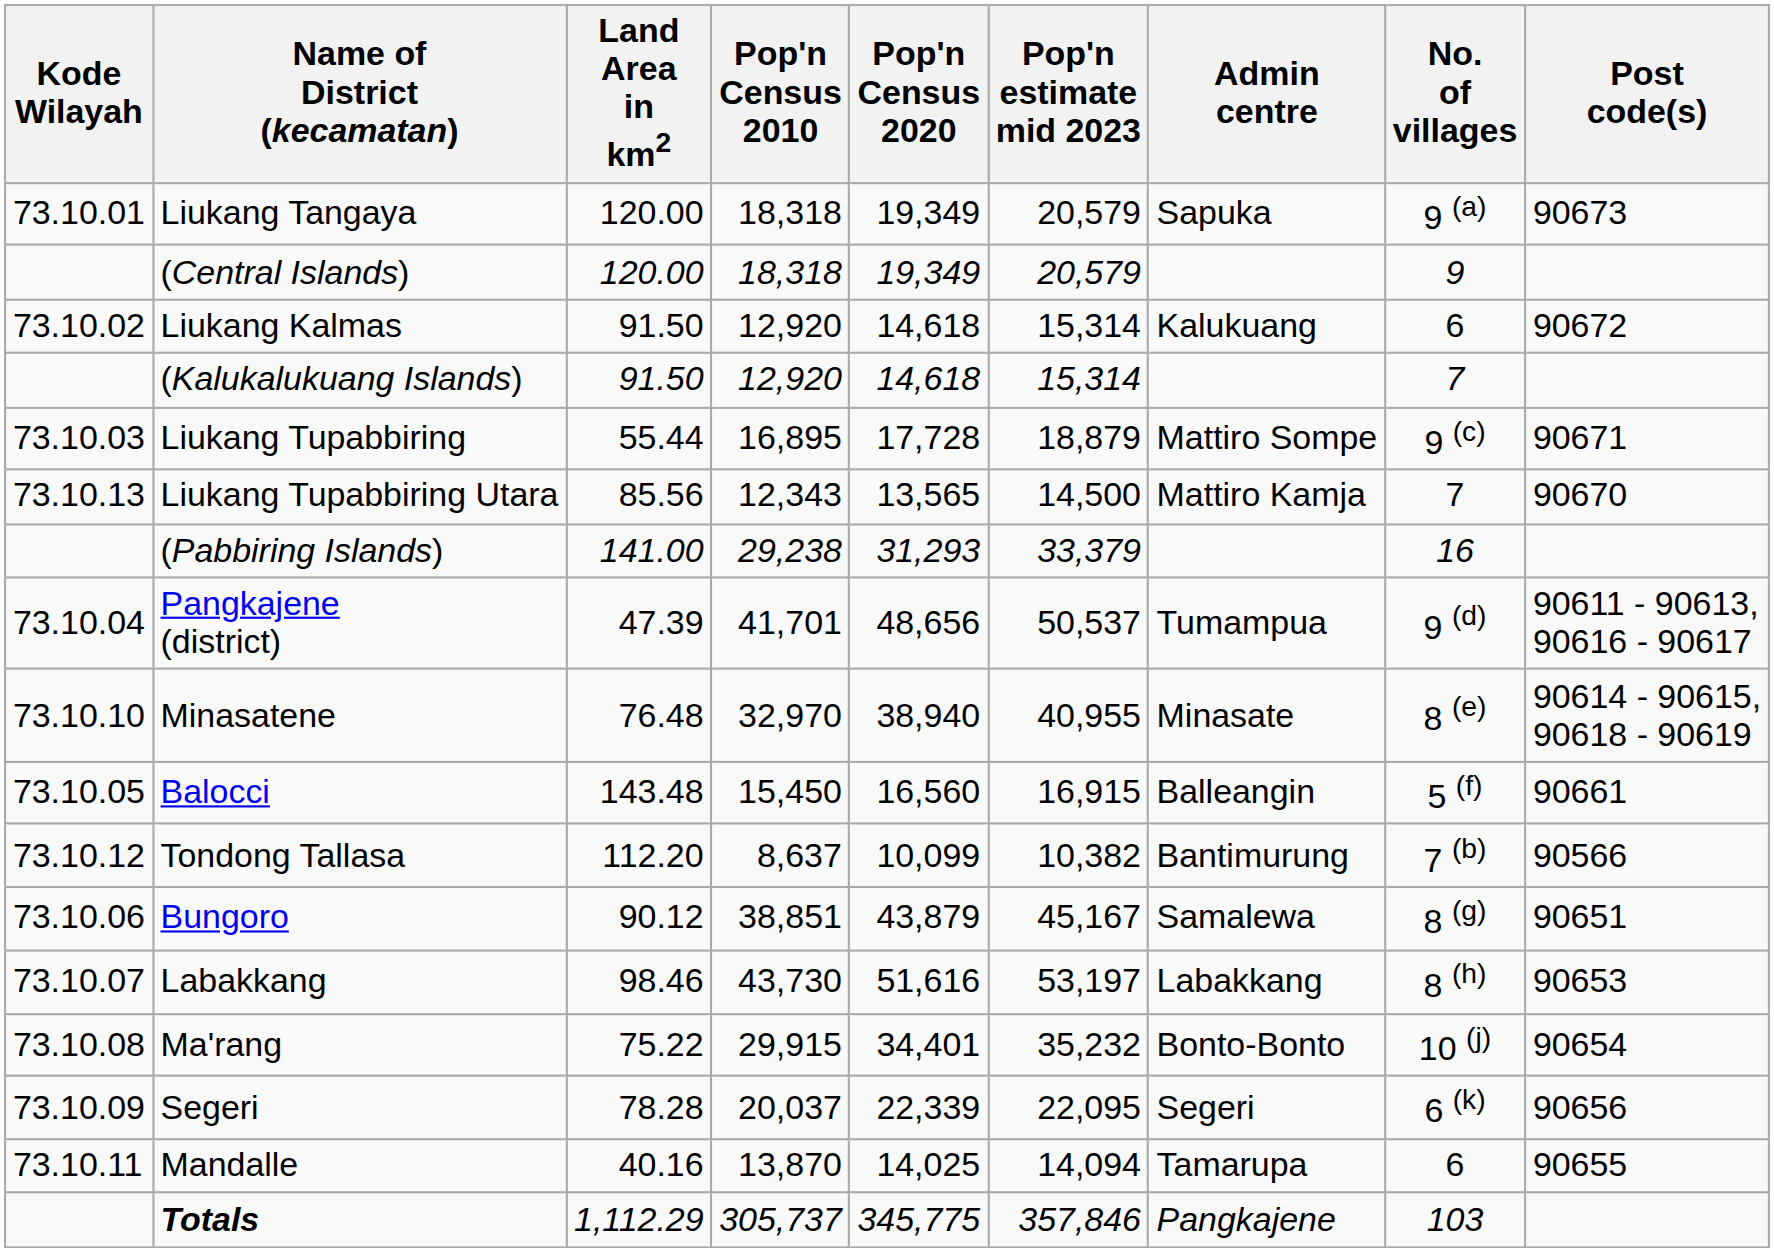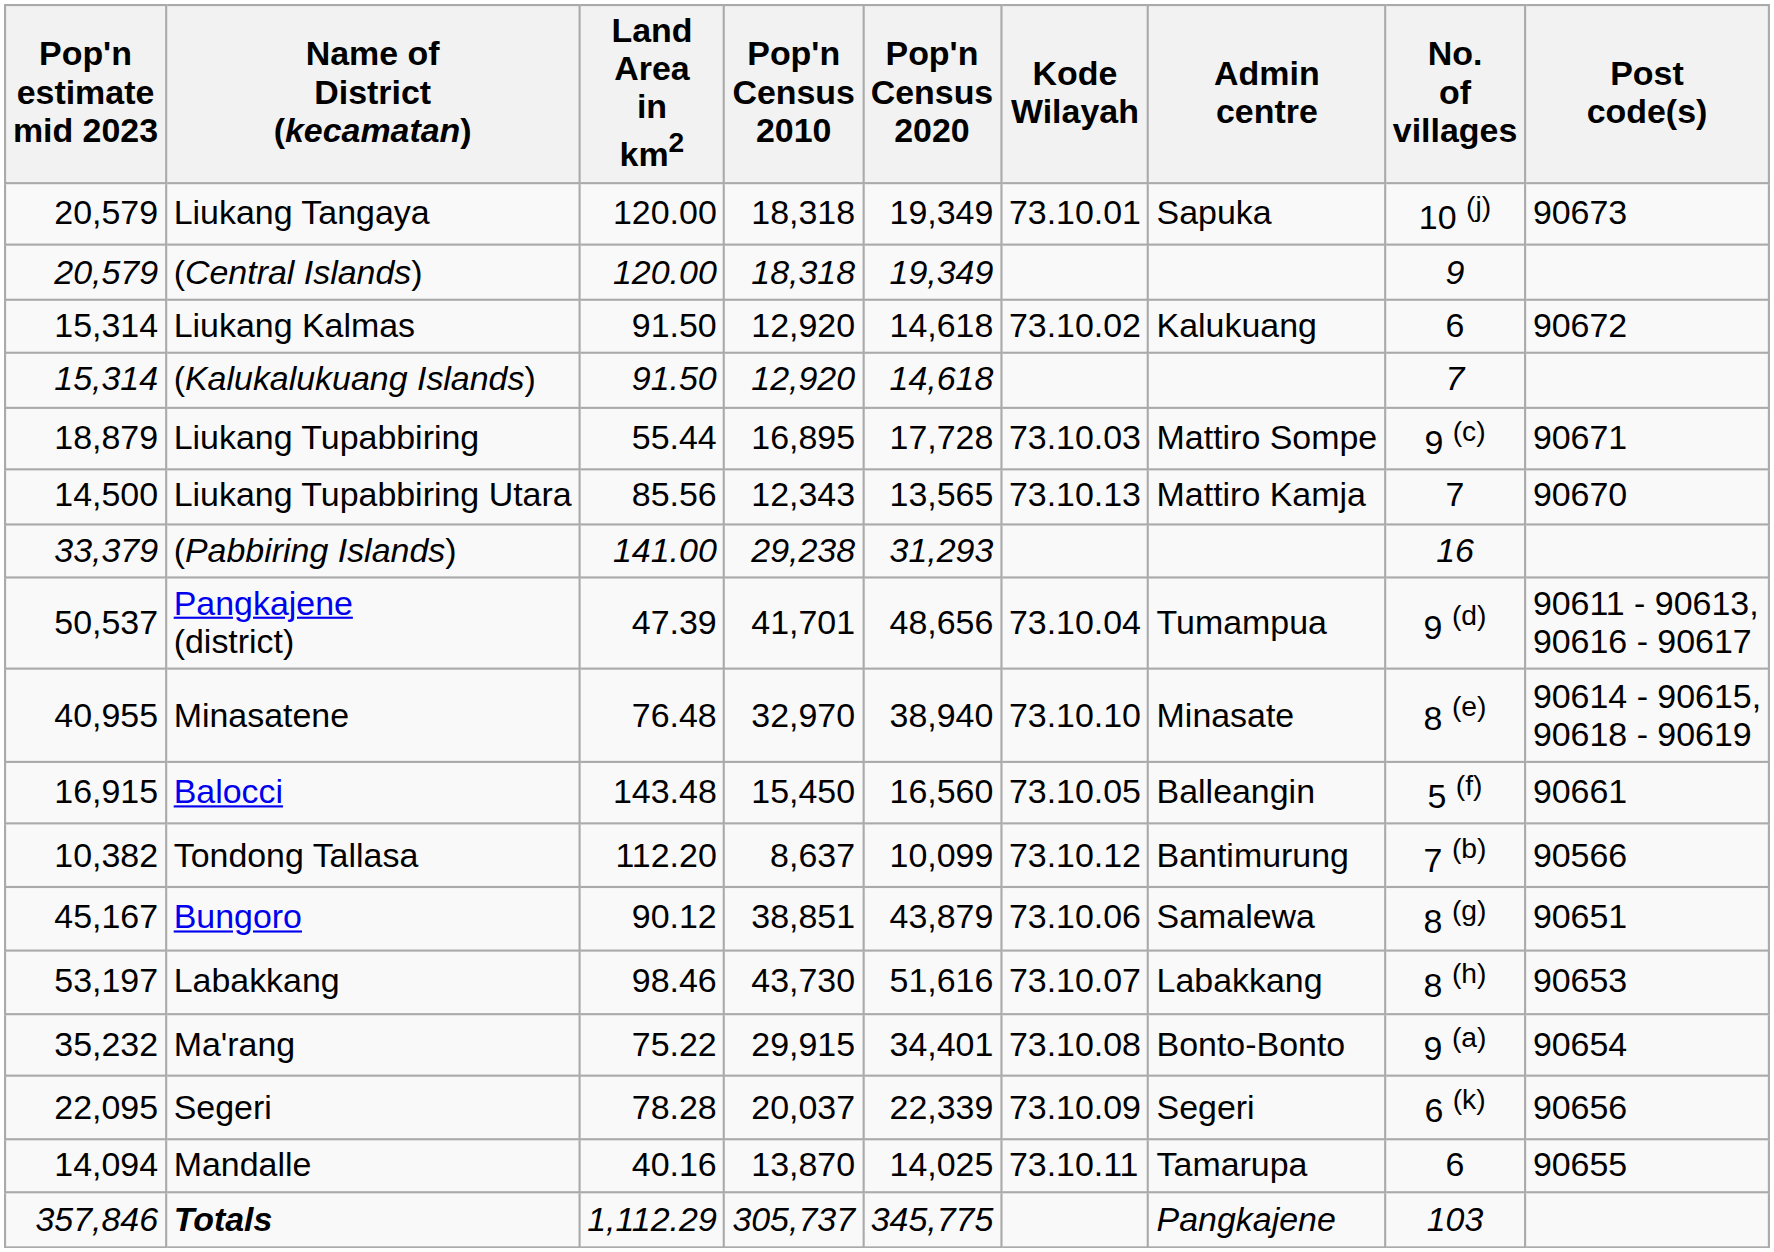columns swapped: (79, 93) <-> (1068, 93)
(1455, 213) 9 (a) -> (1455, 213) 10 (j)
(1455, 1044) 10 (j) -> (1455, 1044) 9 (a)
